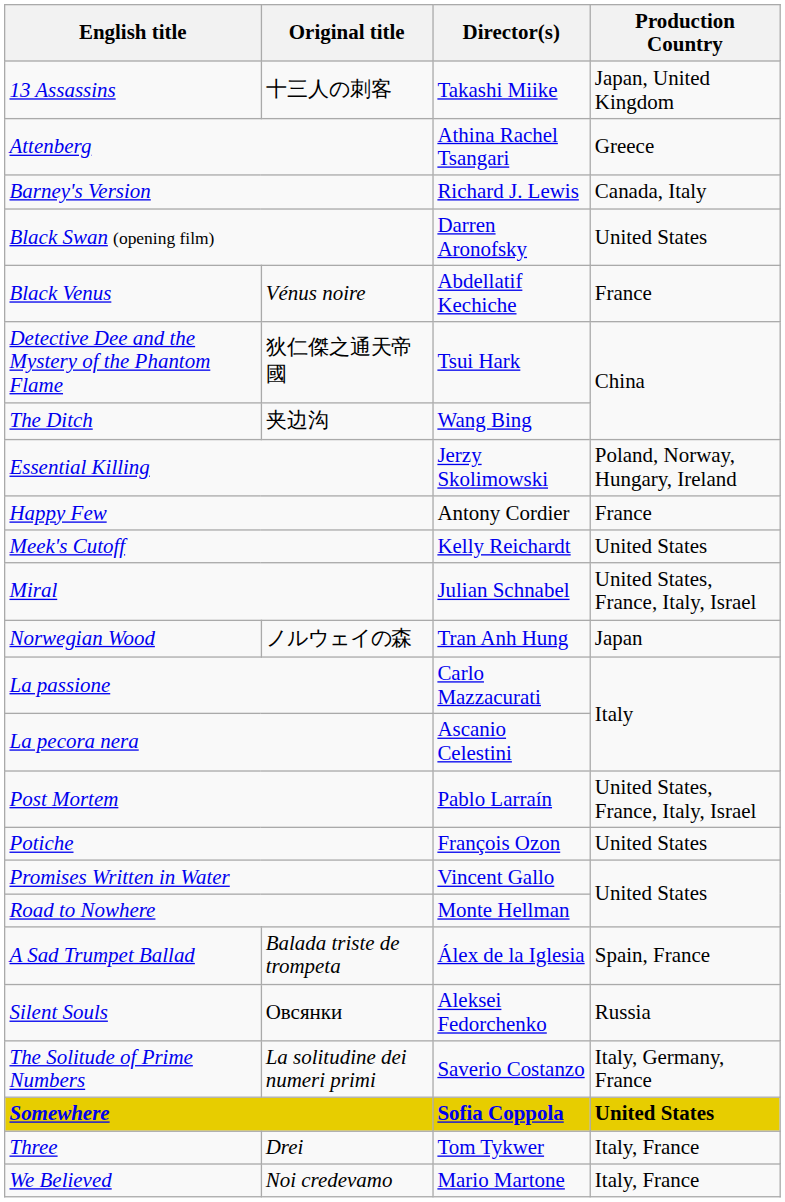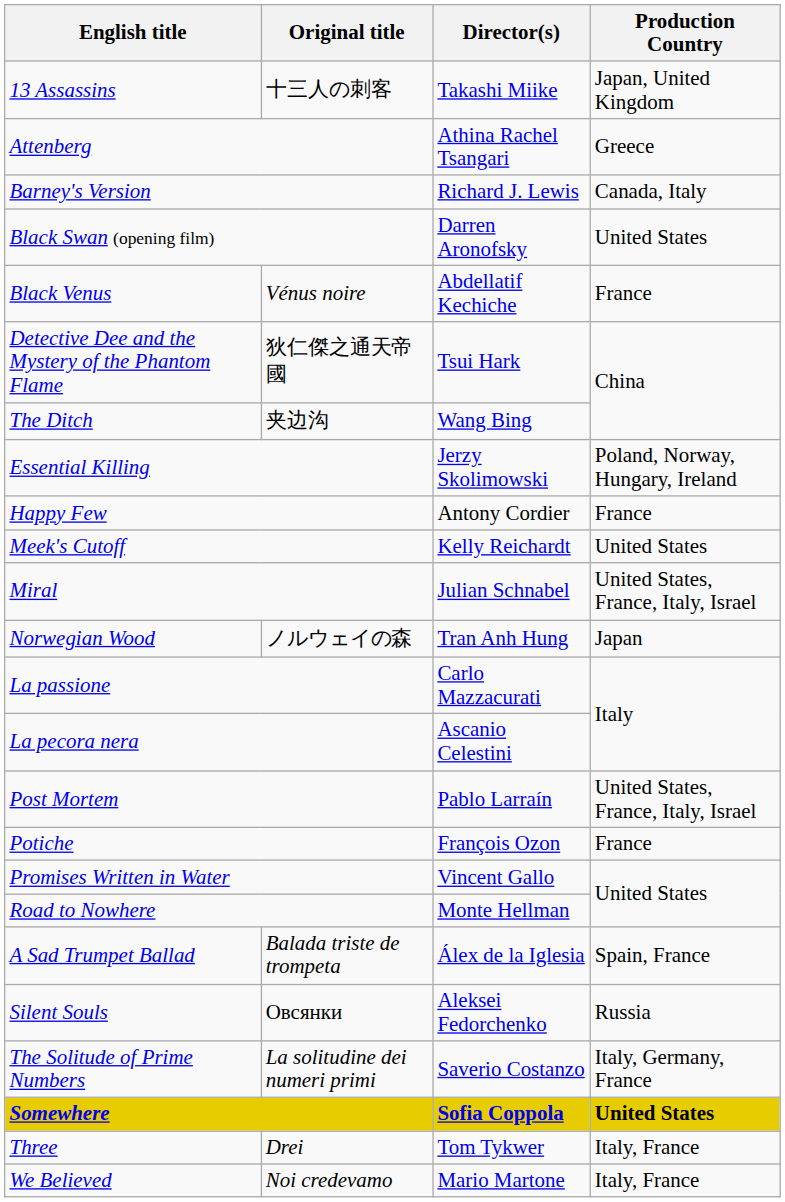(651, 843) United States -> (623, 843) France
